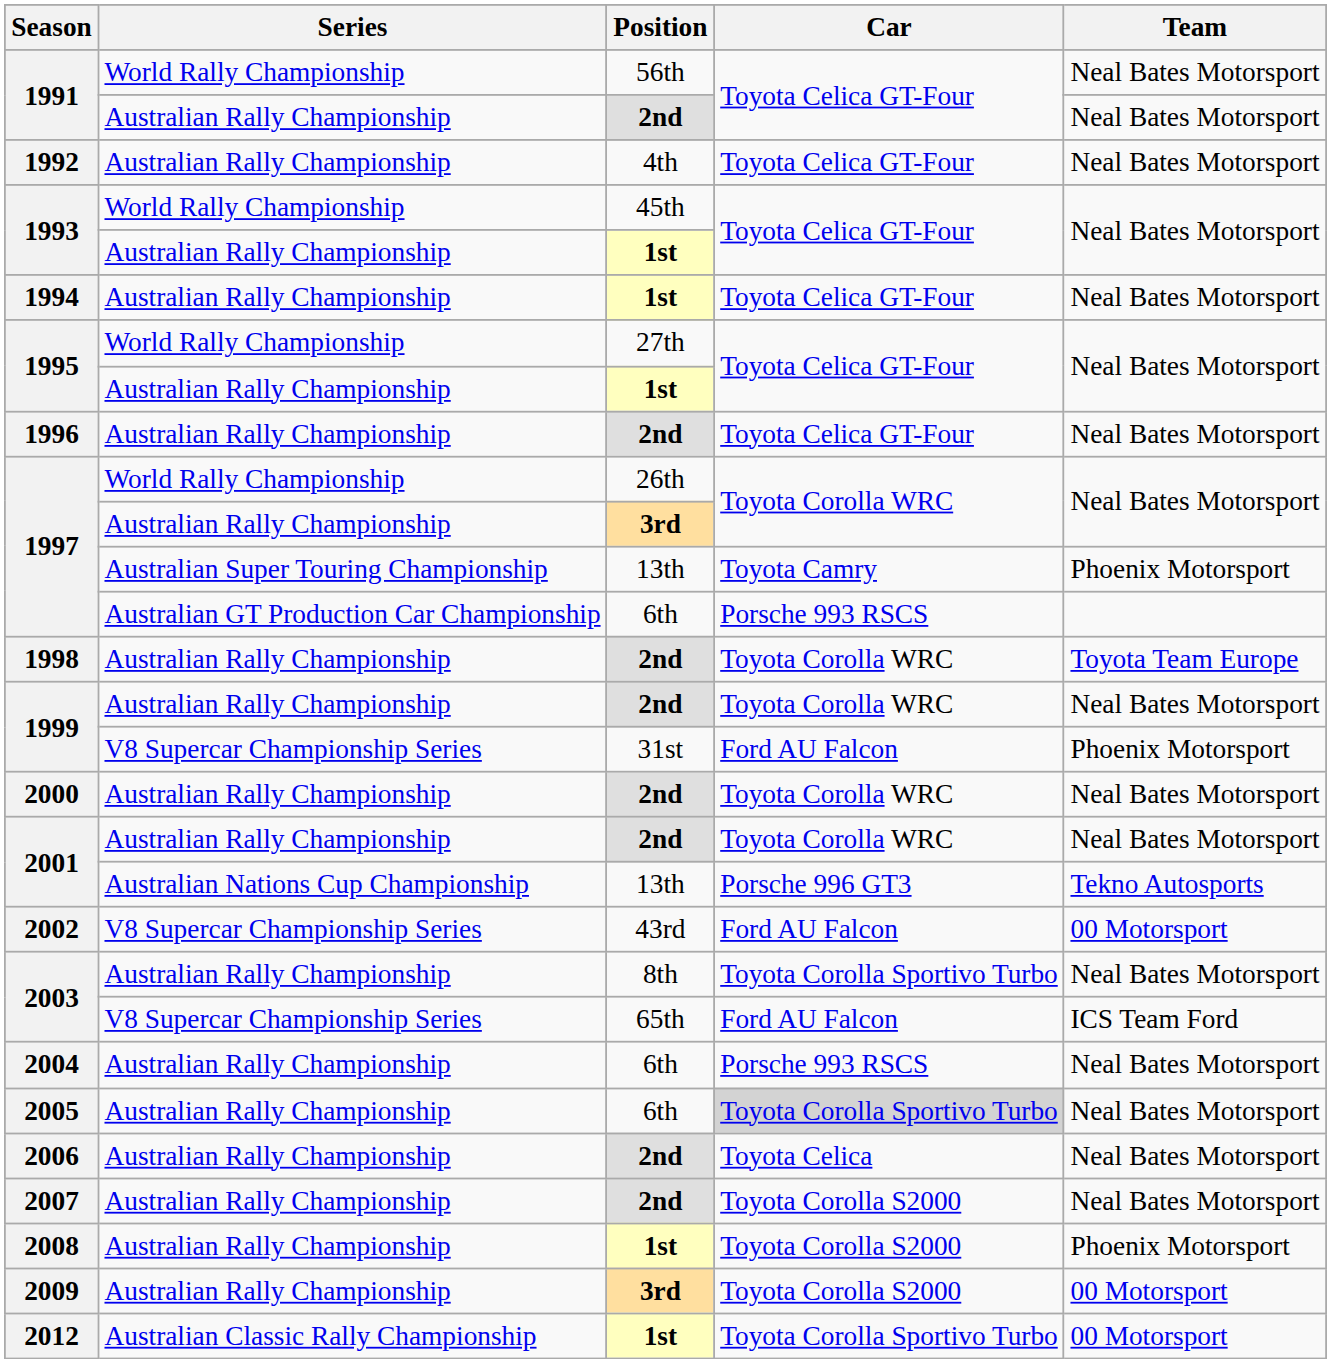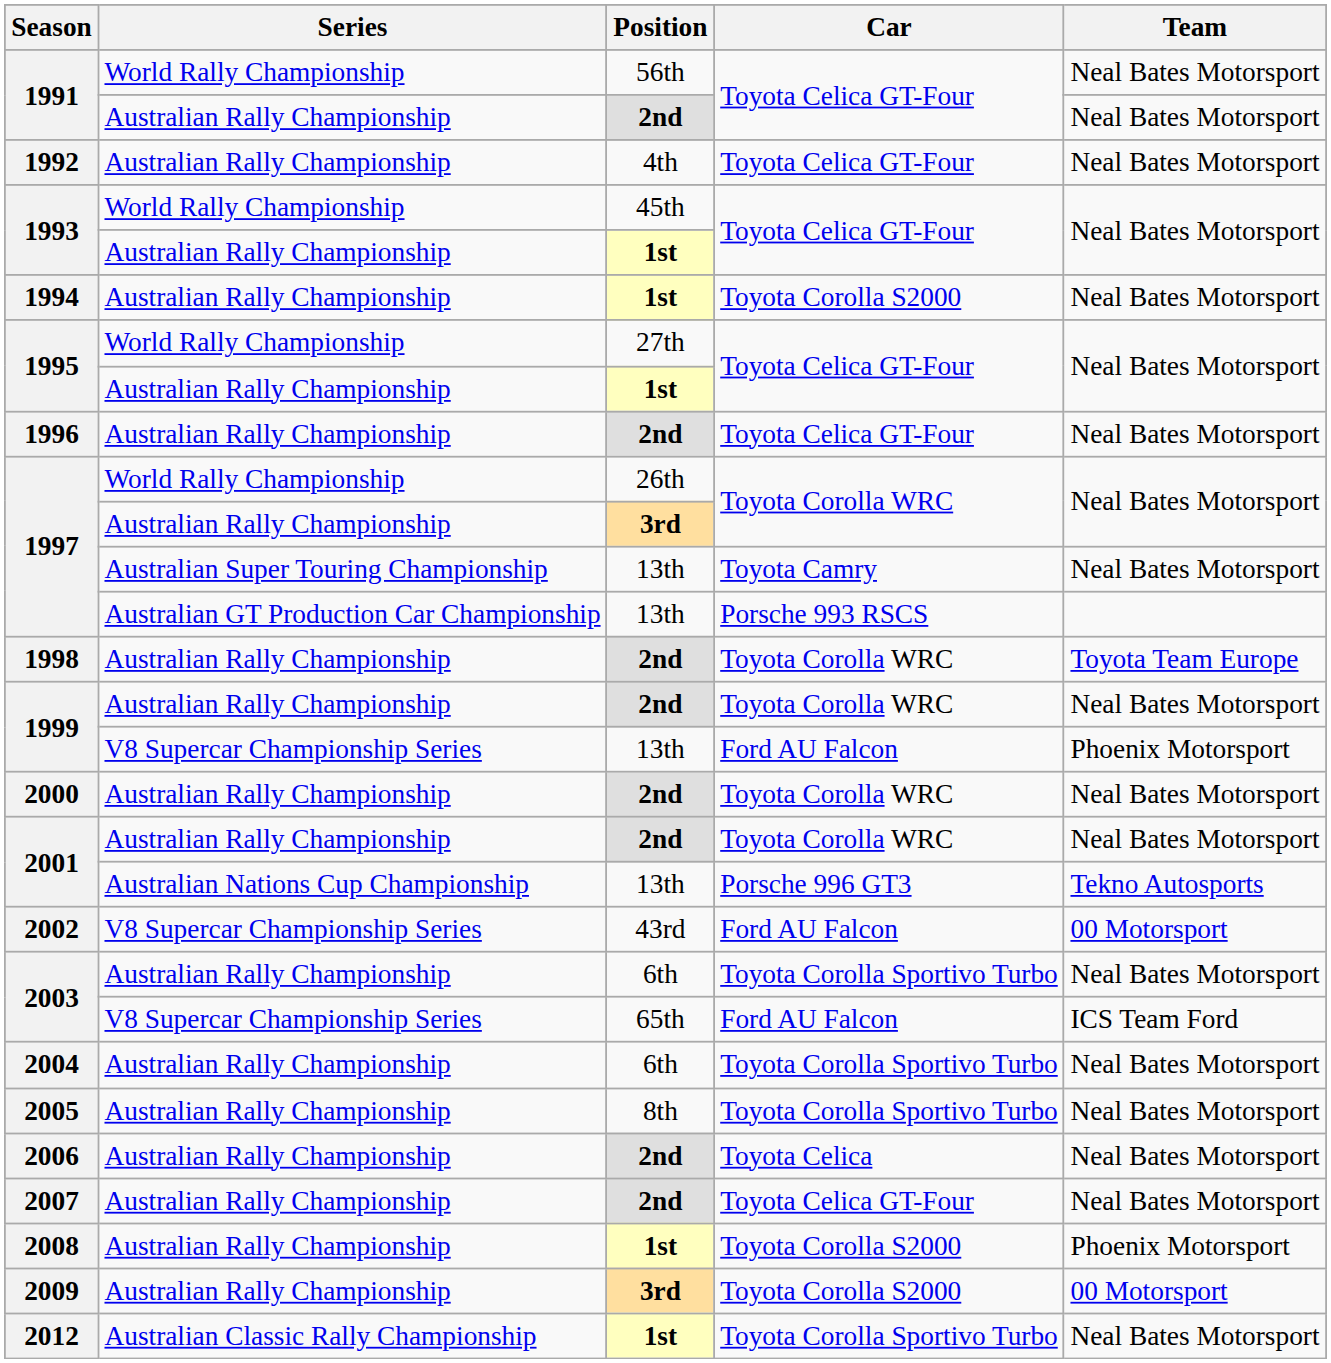(847, 297) Toyota Celica GT-Four -> (841, 297) Toyota Corolla S2000
(1180, 568) Phoenix Motorsport -> (1195, 568) Neal Bates Motorsport
(660, 613) 6th -> (660, 613) 13th
(660, 749) 31st -> (660, 749) 13th
(660, 974) 8th -> (660, 974) 6th
(824, 1064) Porsche 993 RSCS -> (889, 1064) Toyota Corolla Sportivo Turbo
(660, 1109) 6th -> (660, 1109) 8th
(889, 1109) lightgrey background -> (889, 1109) no background
(841, 1200) Toyota Corolla S2000 -> (847, 1200) Toyota Celica GT-Four
(1149, 1335) 00 Motorsport -> (1195, 1335) Neal Bates Motorsport
